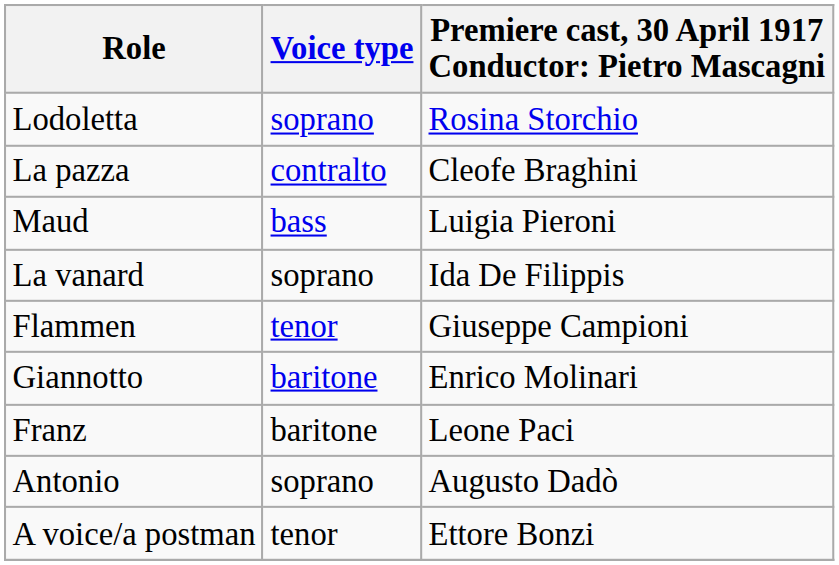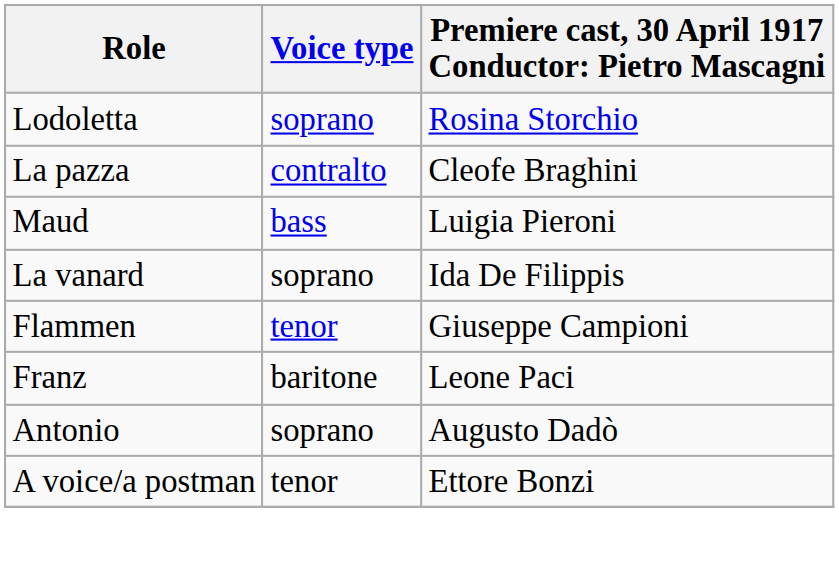- row: (78, 377)
